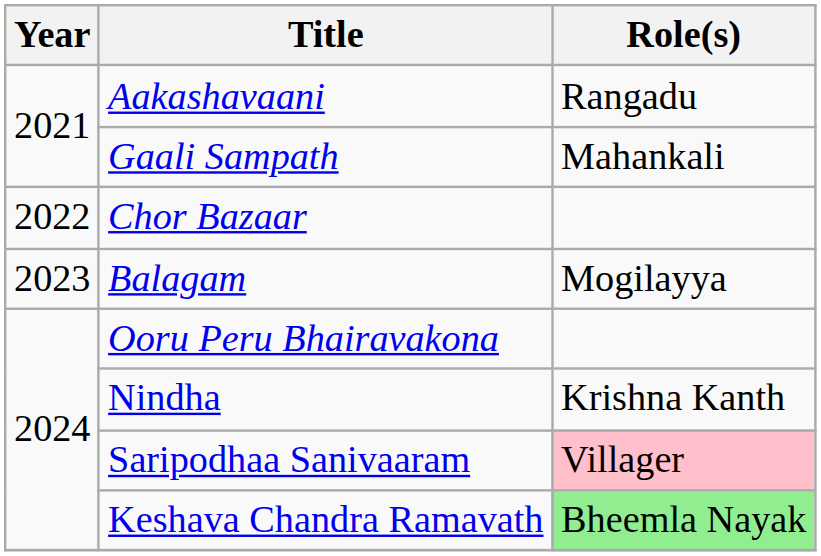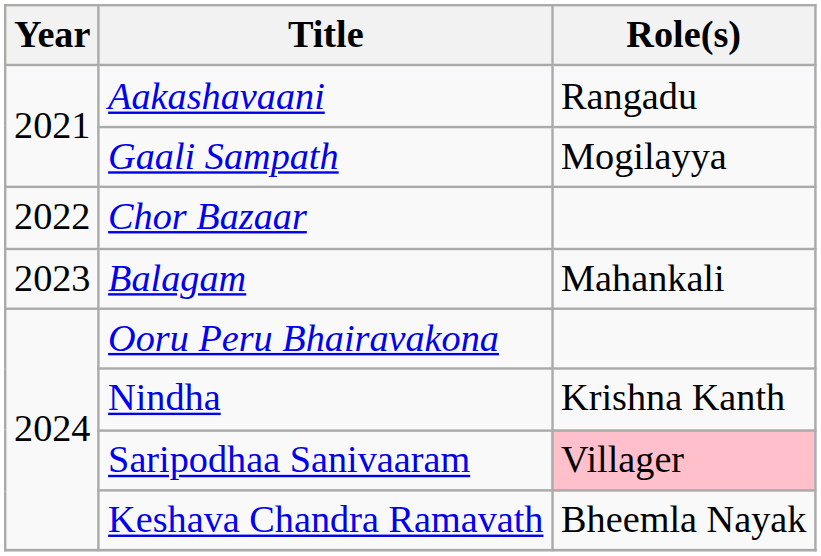(643, 156) Mahankali -> (644, 156) Mogilayya
(644, 277) Mogilayya -> (643, 277) Mahankali
(684, 519) lightgreen background -> (684, 519) no background
